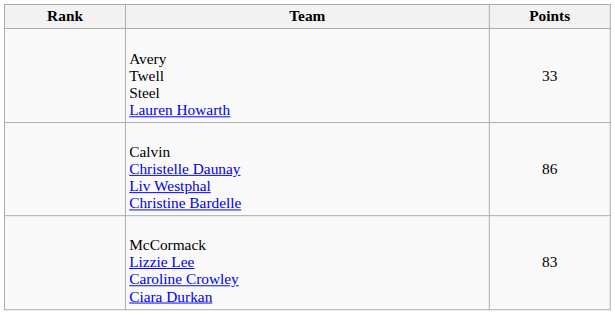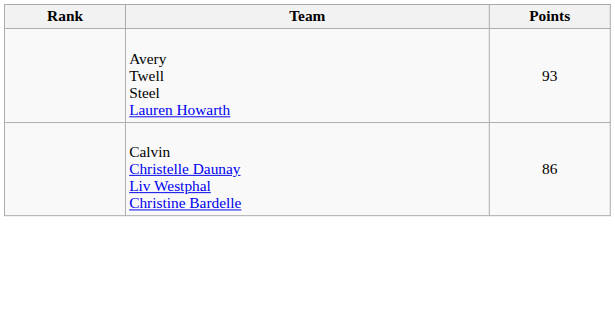(550, 75) 33 -> (550, 75) 93
- row: (184, 271)
